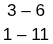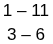rows swapped: (26, 34) <-> (26, 11)
